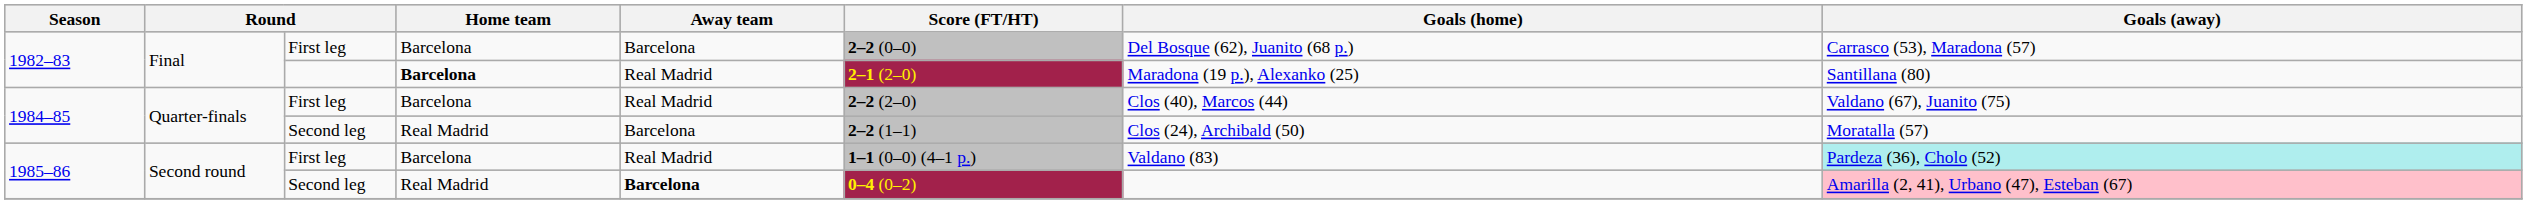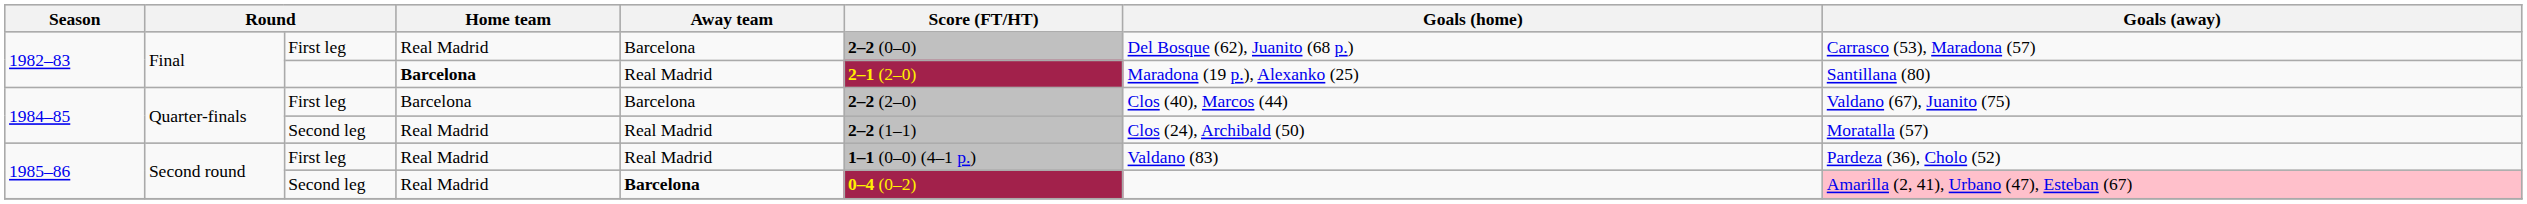(436, 46) Barcelona -> (445, 46) Real Madrid
(668, 101) Real Madrid -> (660, 101) Barcelona
(660, 129) Barcelona -> (668, 129) Real Madrid
(436, 157) Barcelona -> (445, 157) Real Madrid
(1914, 157) paleturquoise background -> (1914, 157) no background
